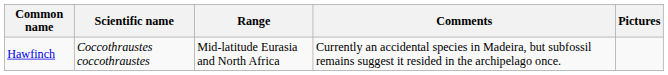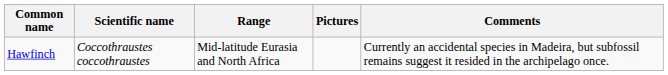columns swapped: (464, 20) <-> (639, 20)
